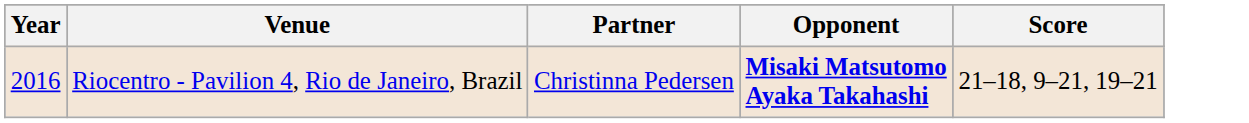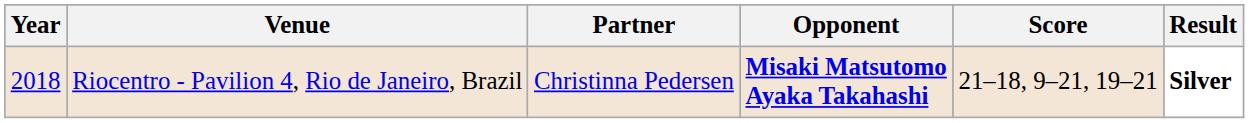+ column: (1203, 25)
(36, 81) 2016 -> (36, 81) 2018
